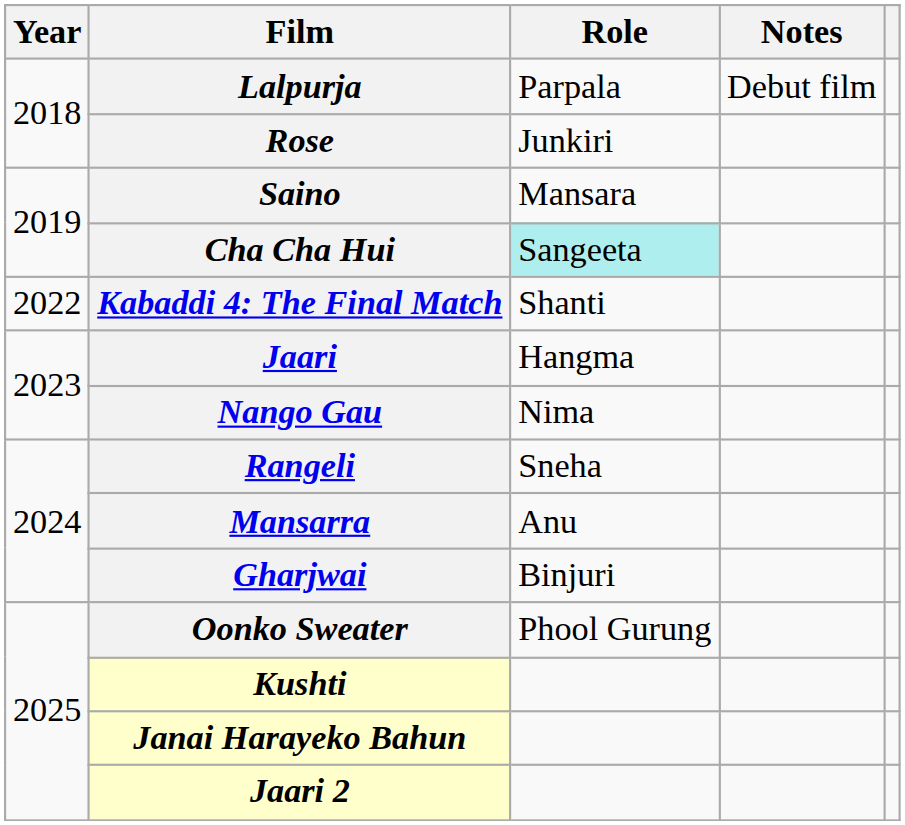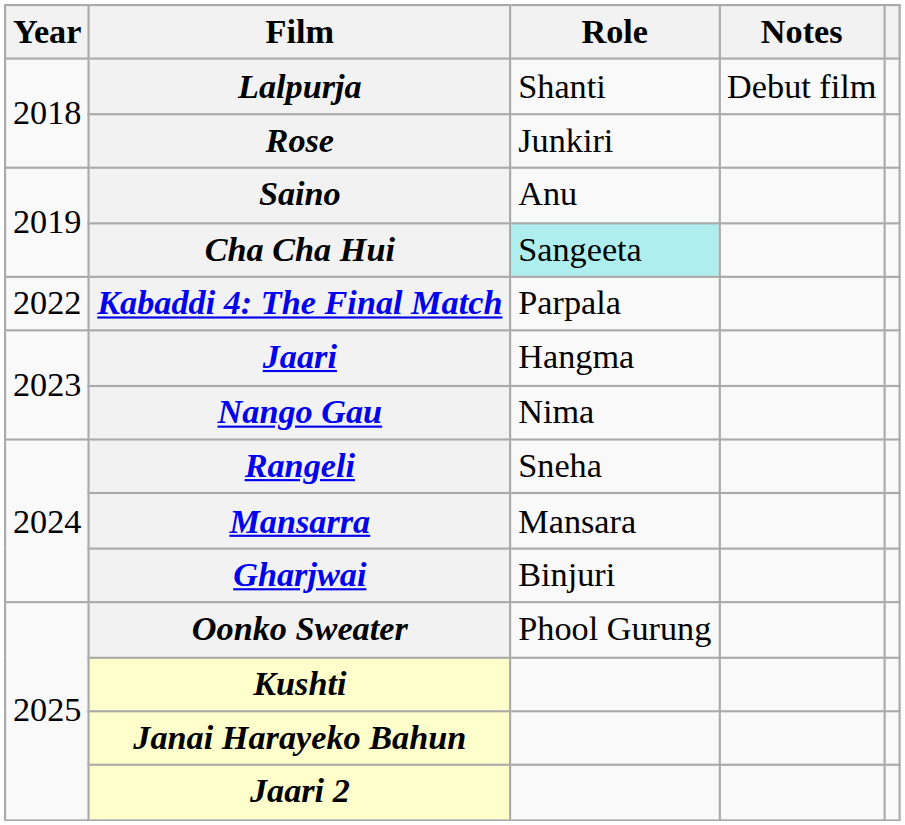(570, 85) Parpala -> (562, 85) Shanti
(577, 194) Mansara -> (548, 194) Anu
(562, 303) Shanti -> (570, 303) Parpala
(548, 520) Anu -> (577, 520) Mansara
